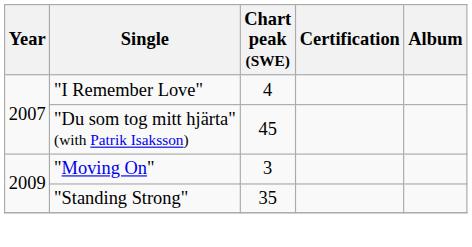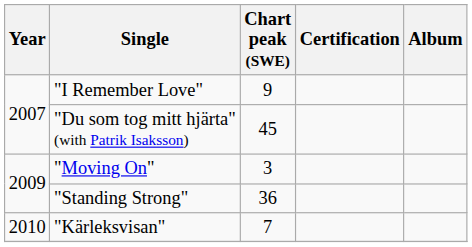(268, 89) 4 -> (268, 89) 9
(268, 197) 35 -> (268, 197) 36
+ row: (110, 227)
